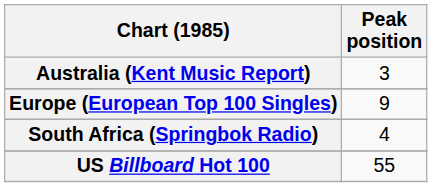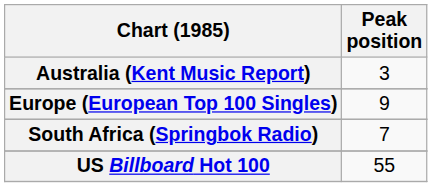(384, 134) 4 -> (384, 134) 7
